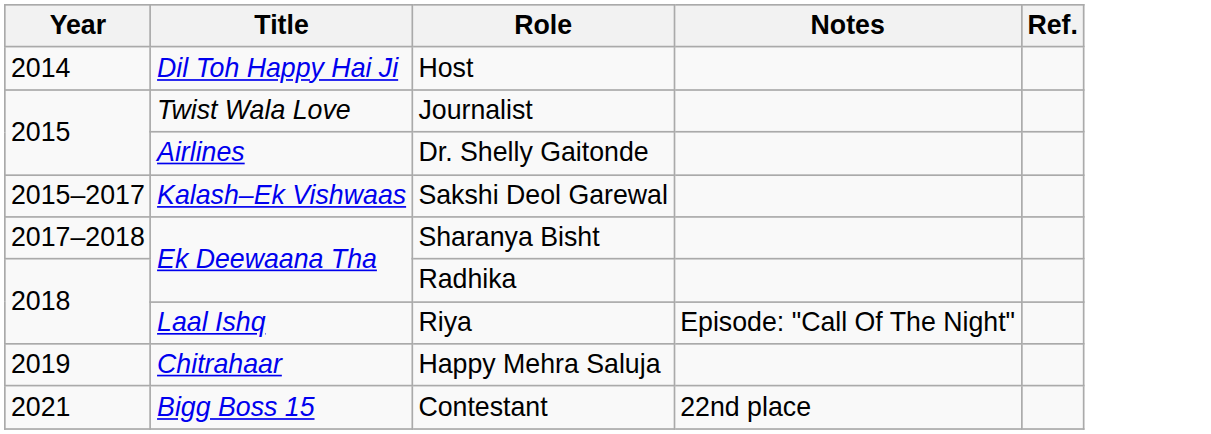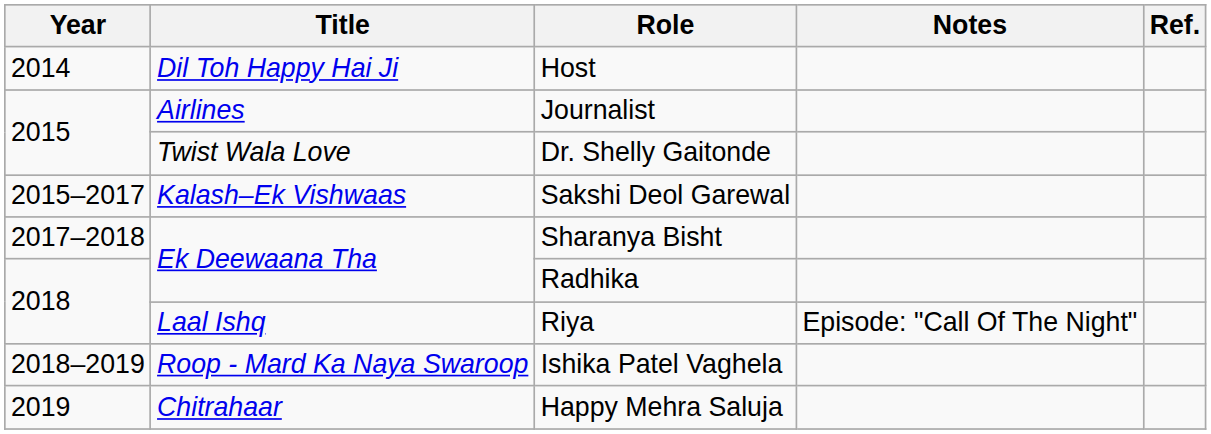(254, 110) Twist Wala Love -> (201, 110) Airlines
(201, 152) Airlines -> (254, 152) Twist Wala Love
+ row: (661, 364)
- row: (483, 407)
